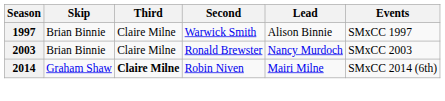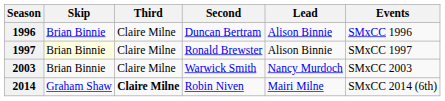+ row: (24, 31)
(76, 31) no background -> (76, 50) lightyellow background
(220, 31) Warwick Smith -> (224, 50) Ronald Brewster
(224, 50) Ronald Brewster -> (220, 68) Warwick Smith
